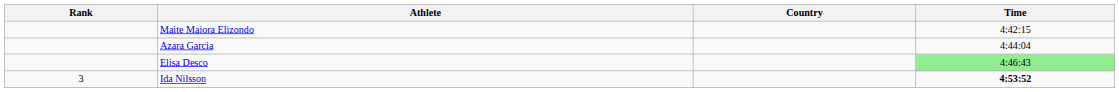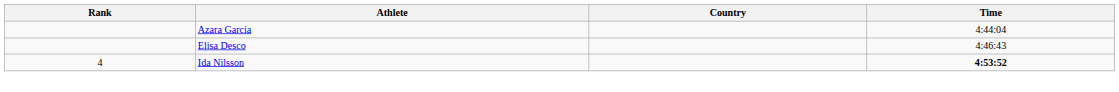- row: (207, 29)
(1015, 63) lightgreen background -> (991, 46) no background
(81, 79) 3 -> (100, 63) 4
